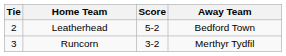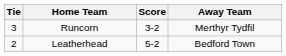rows swapped: (80, 28) <-> (80, 43)
